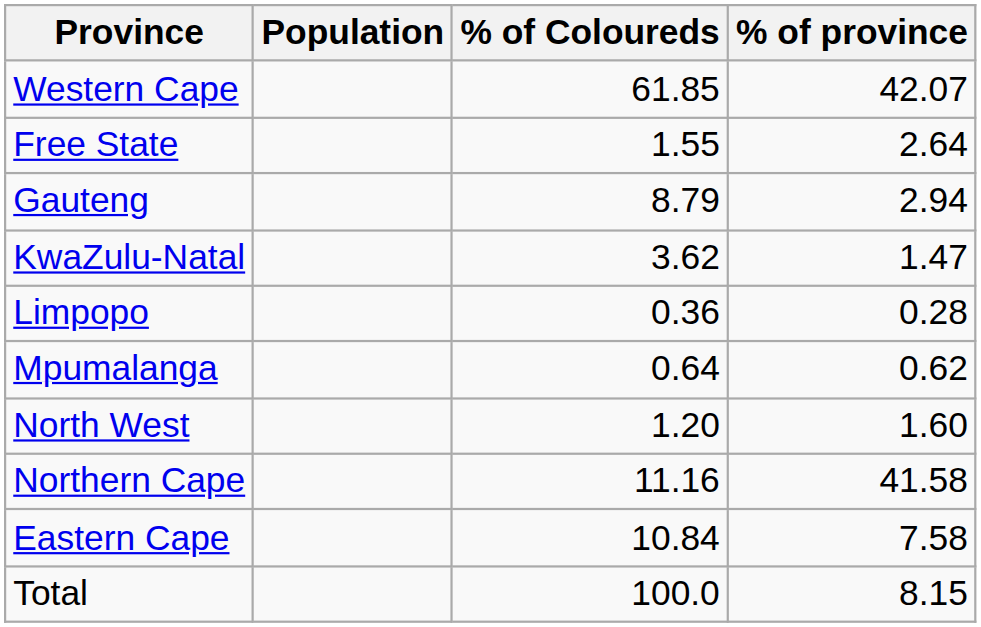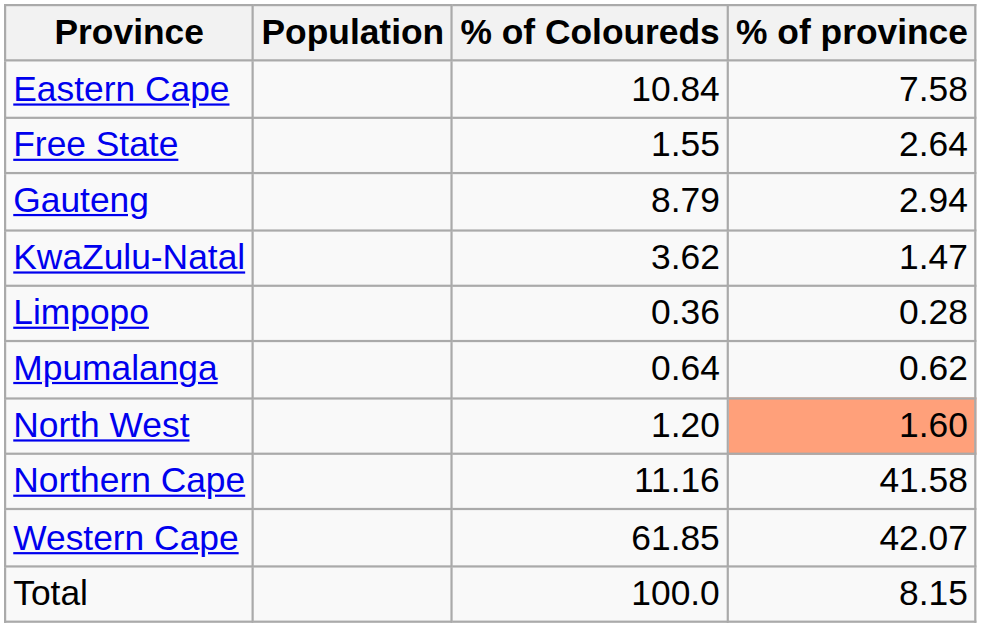rows swapped: (121, 537) <-> (126, 88)
(934, 425) no background -> (934, 425) lightsalmon background
